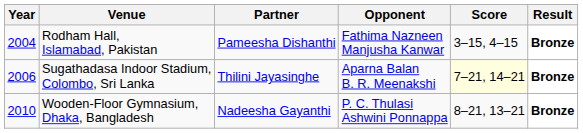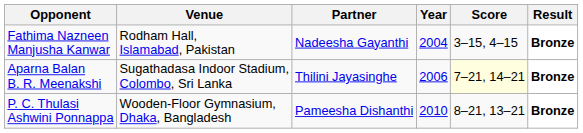columns swapped: (22, 15) <-> (395, 15)
(277, 42) Pameesha Dishanthi -> (352, 42) Nadeesha Gayanthi
(274, 111) Nadeesha Gayanthi -> (354, 111) Pameesha Dishanthi
